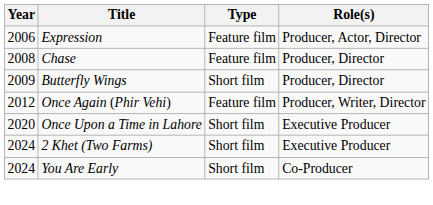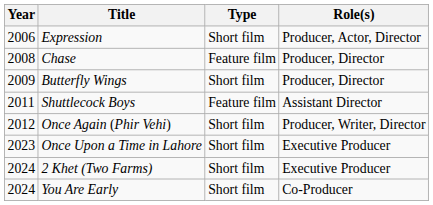(242, 37) Feature film -> (236, 37) Short film
+ row: (88, 102)
(242, 102) Feature film -> (236, 124) Short film
(21, 124) 2020 -> (21, 146) 2023
